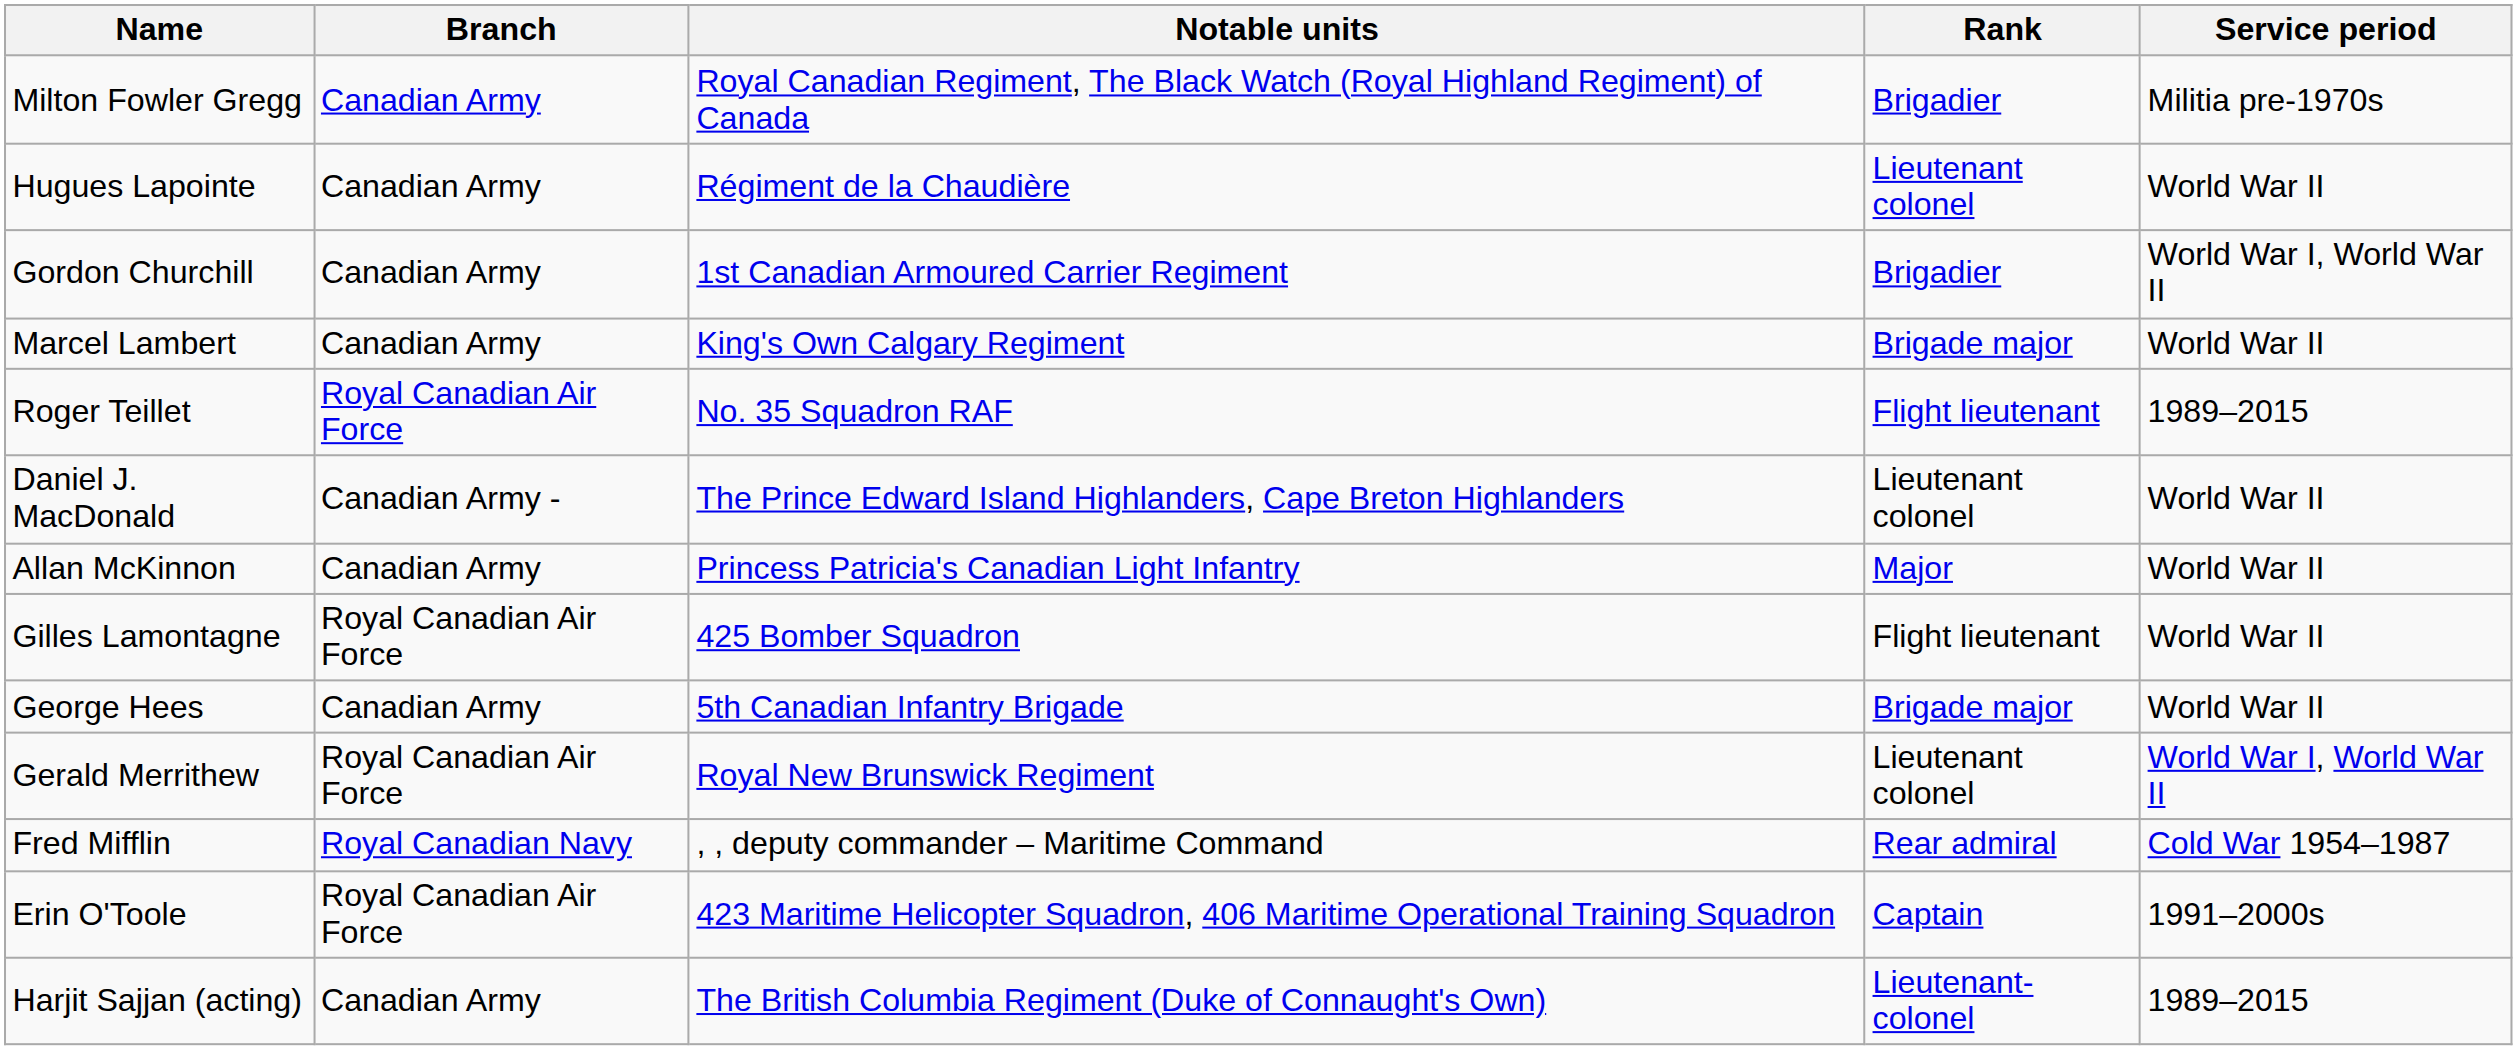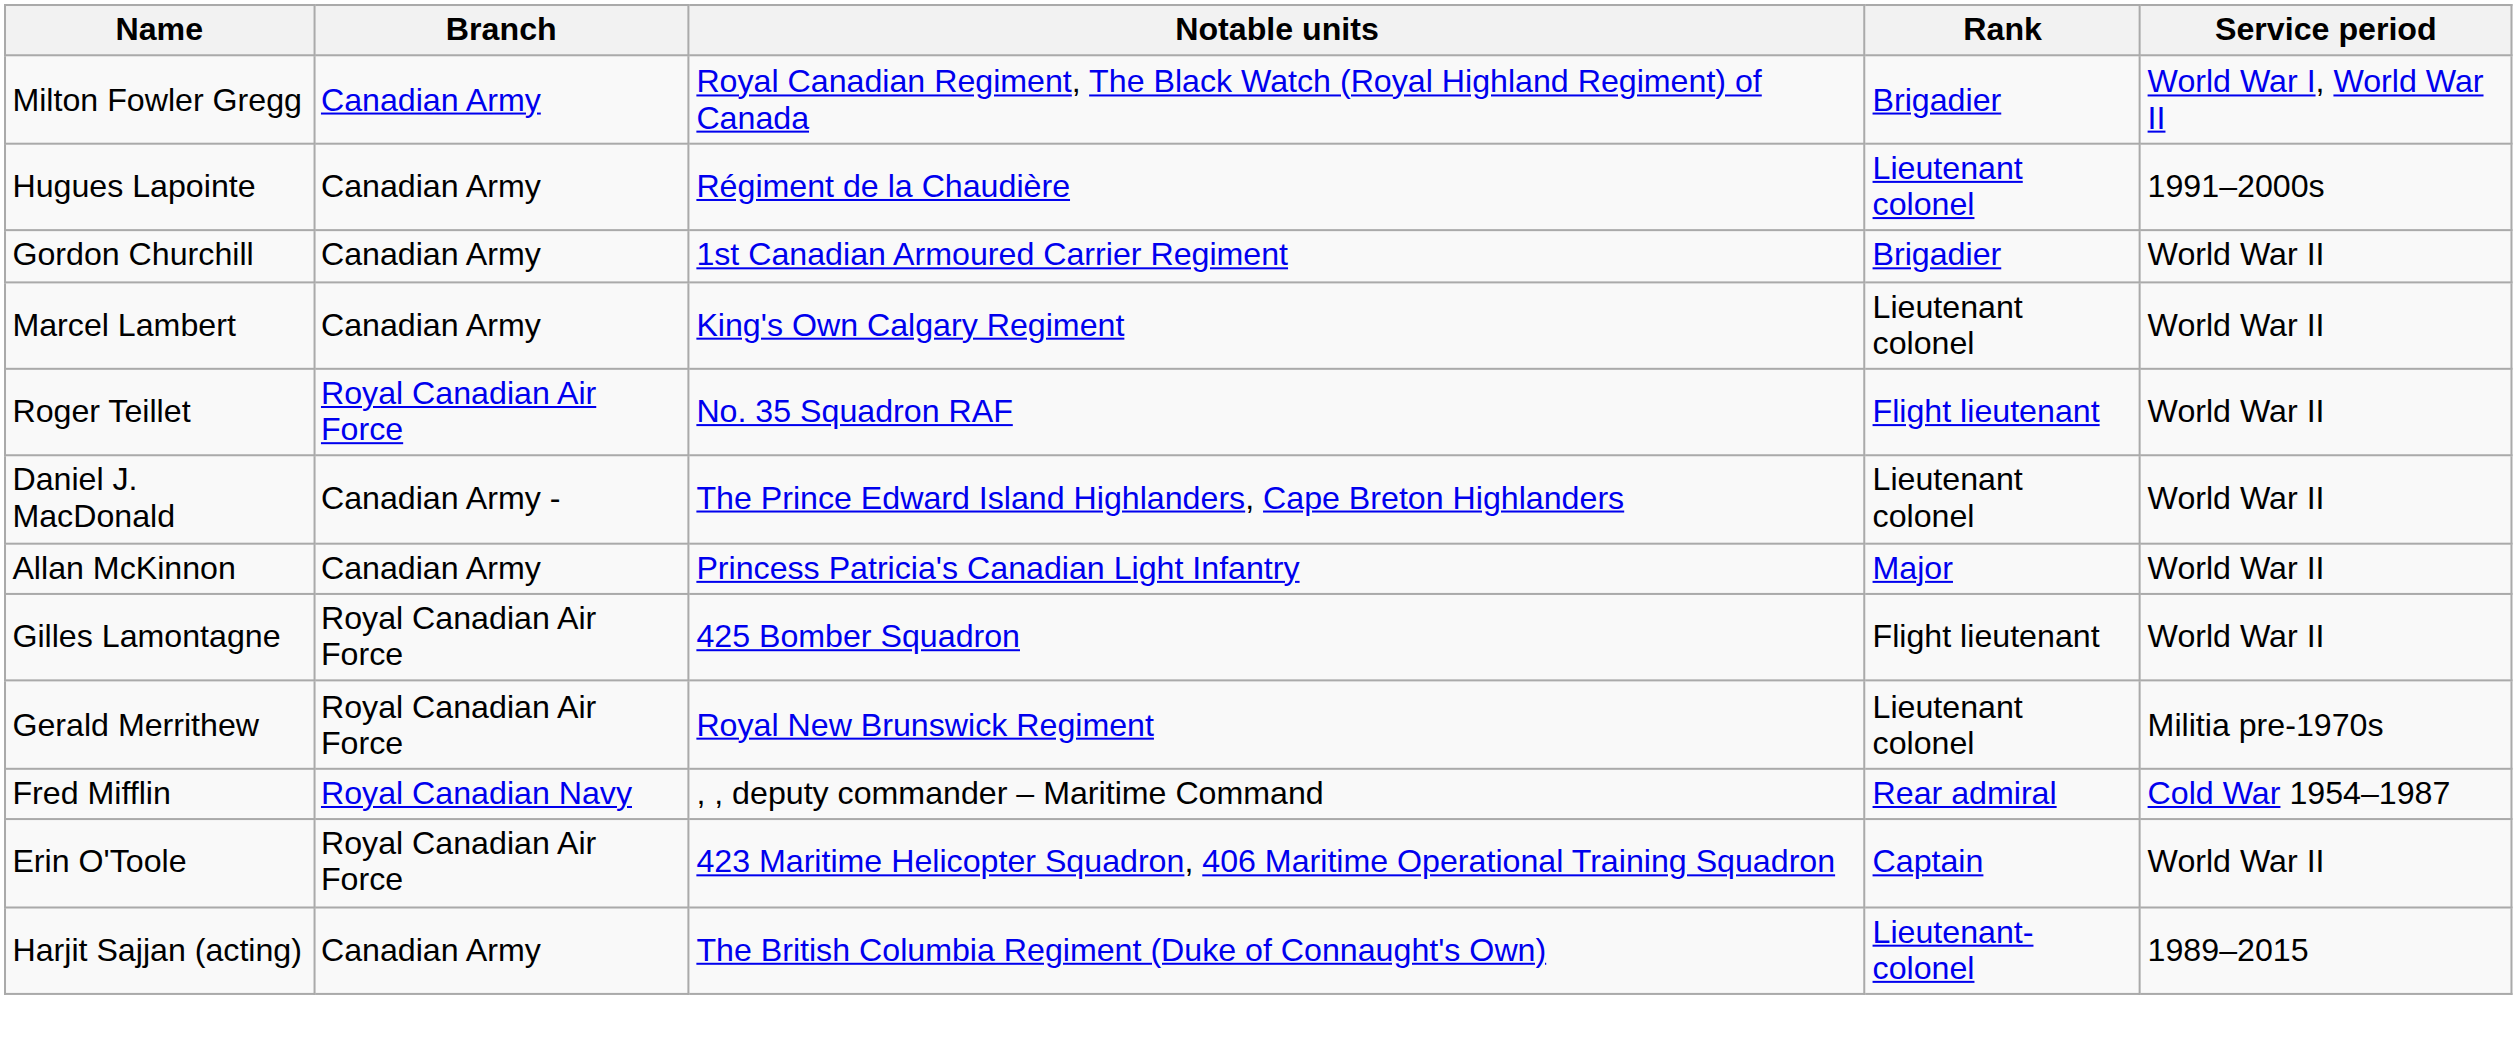(2266, 99) Militia pre-1970s -> (2316, 99) World War I, World War II
(2236, 186) World War II -> (2236, 186) 1991–2000s
(2316, 273) World War I, World War II -> (2236, 255) World War II
(1973, 342) Brigade major -> (1948, 324) Lieutenant colonel
(2228, 411) 1989–2015 -> (2236, 411) World War II
- row: (108, 706)
(2316, 775) World War I, World War II -> (2266, 724) Militia pre-1970s
(2236, 913) 1991–2000s -> (2236, 862) World War II
